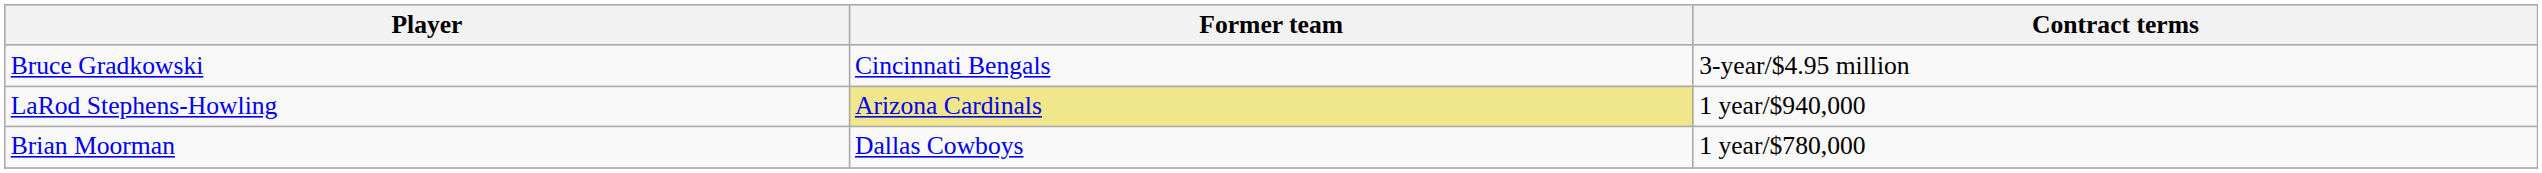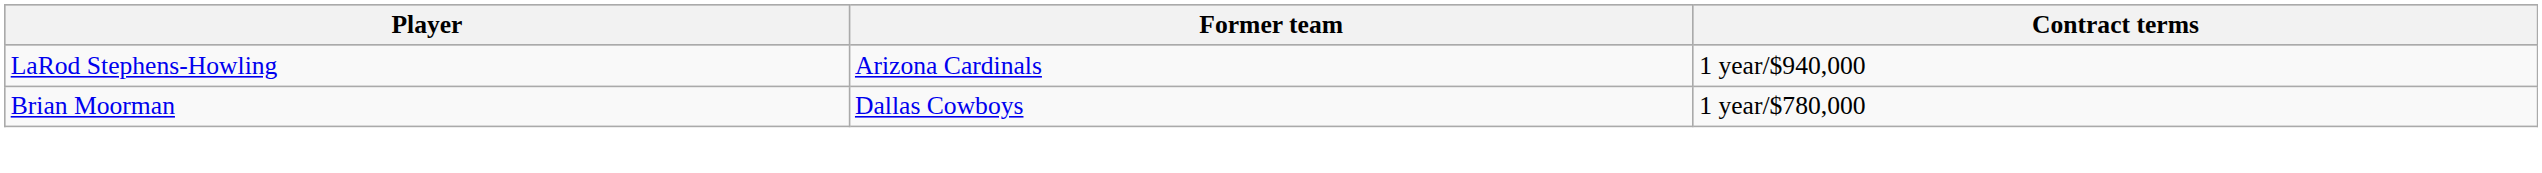- row: (107, 65)
(948, 106) khaki background -> (948, 65) no background
